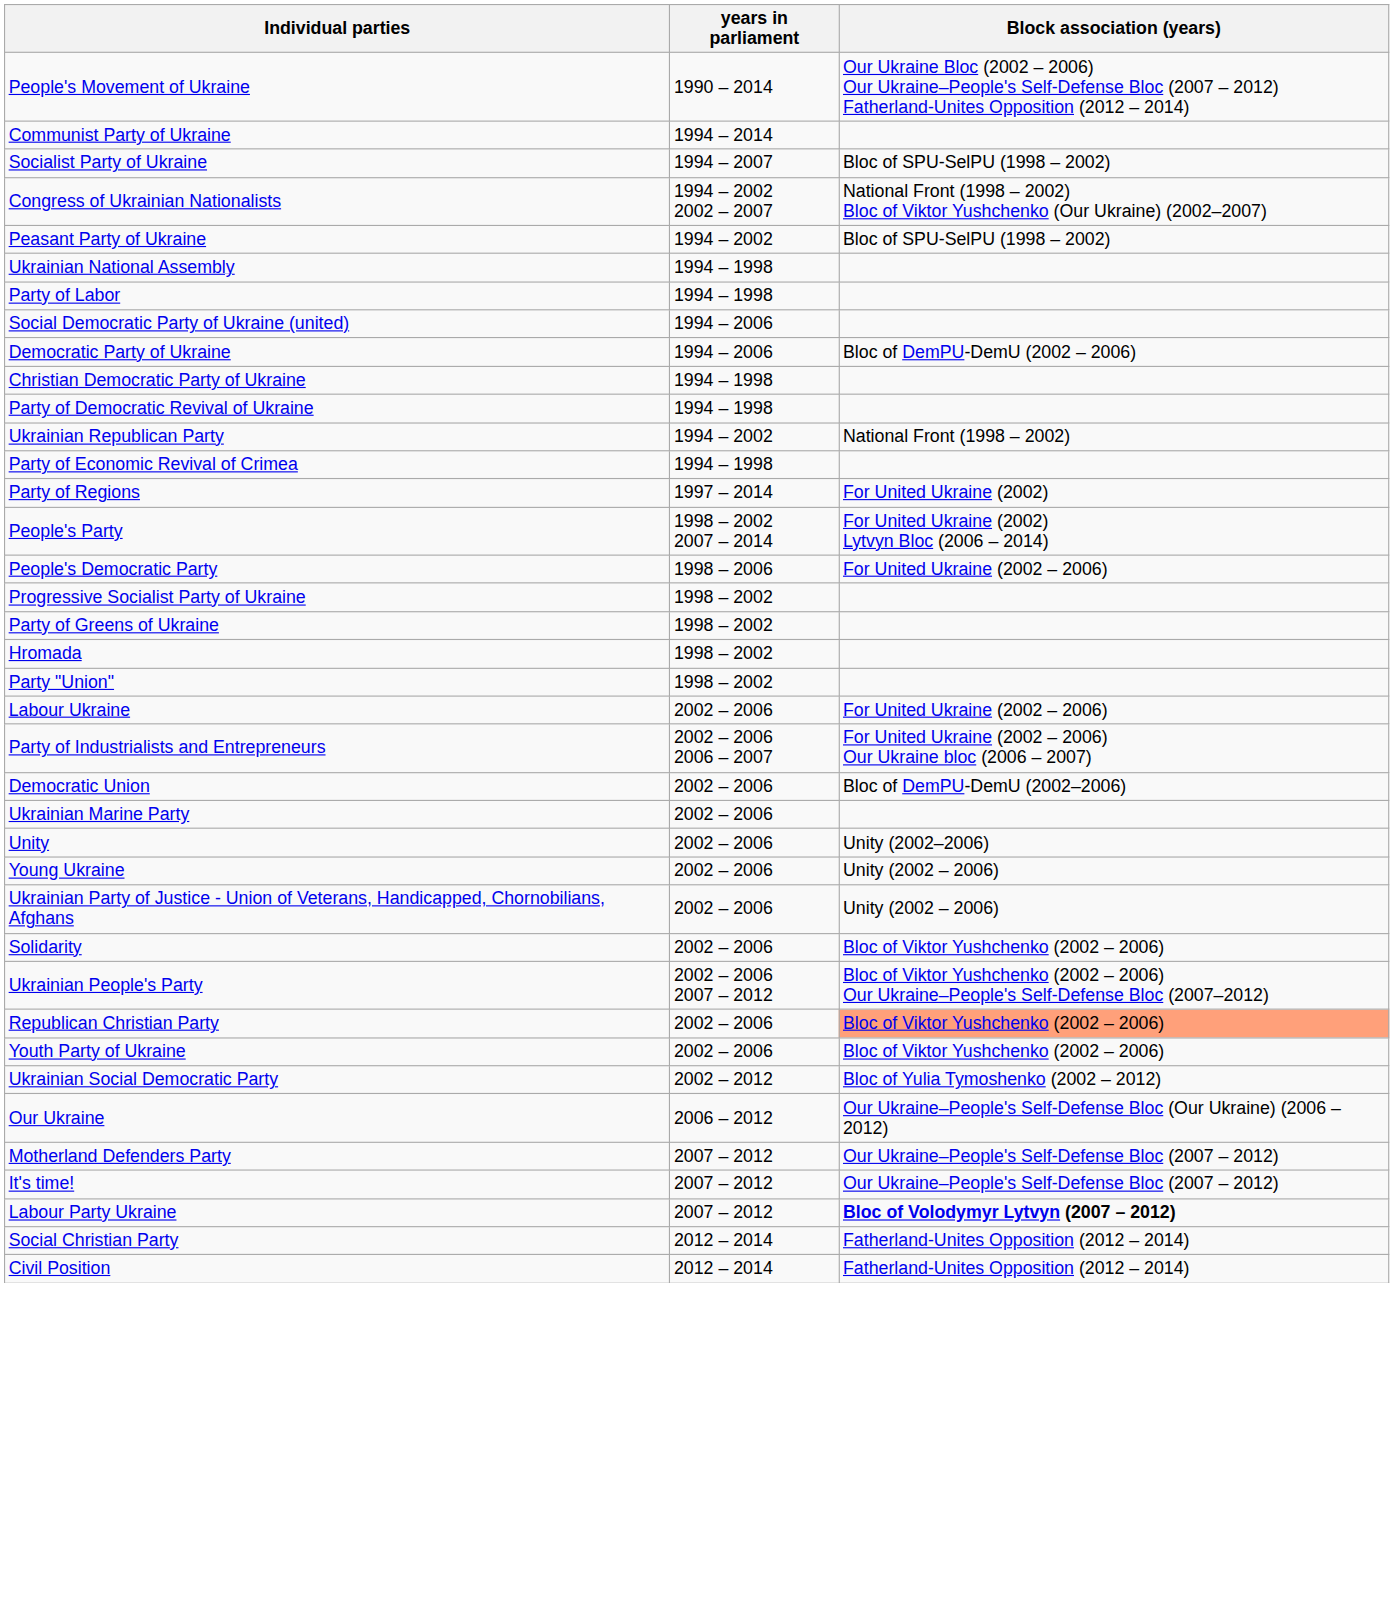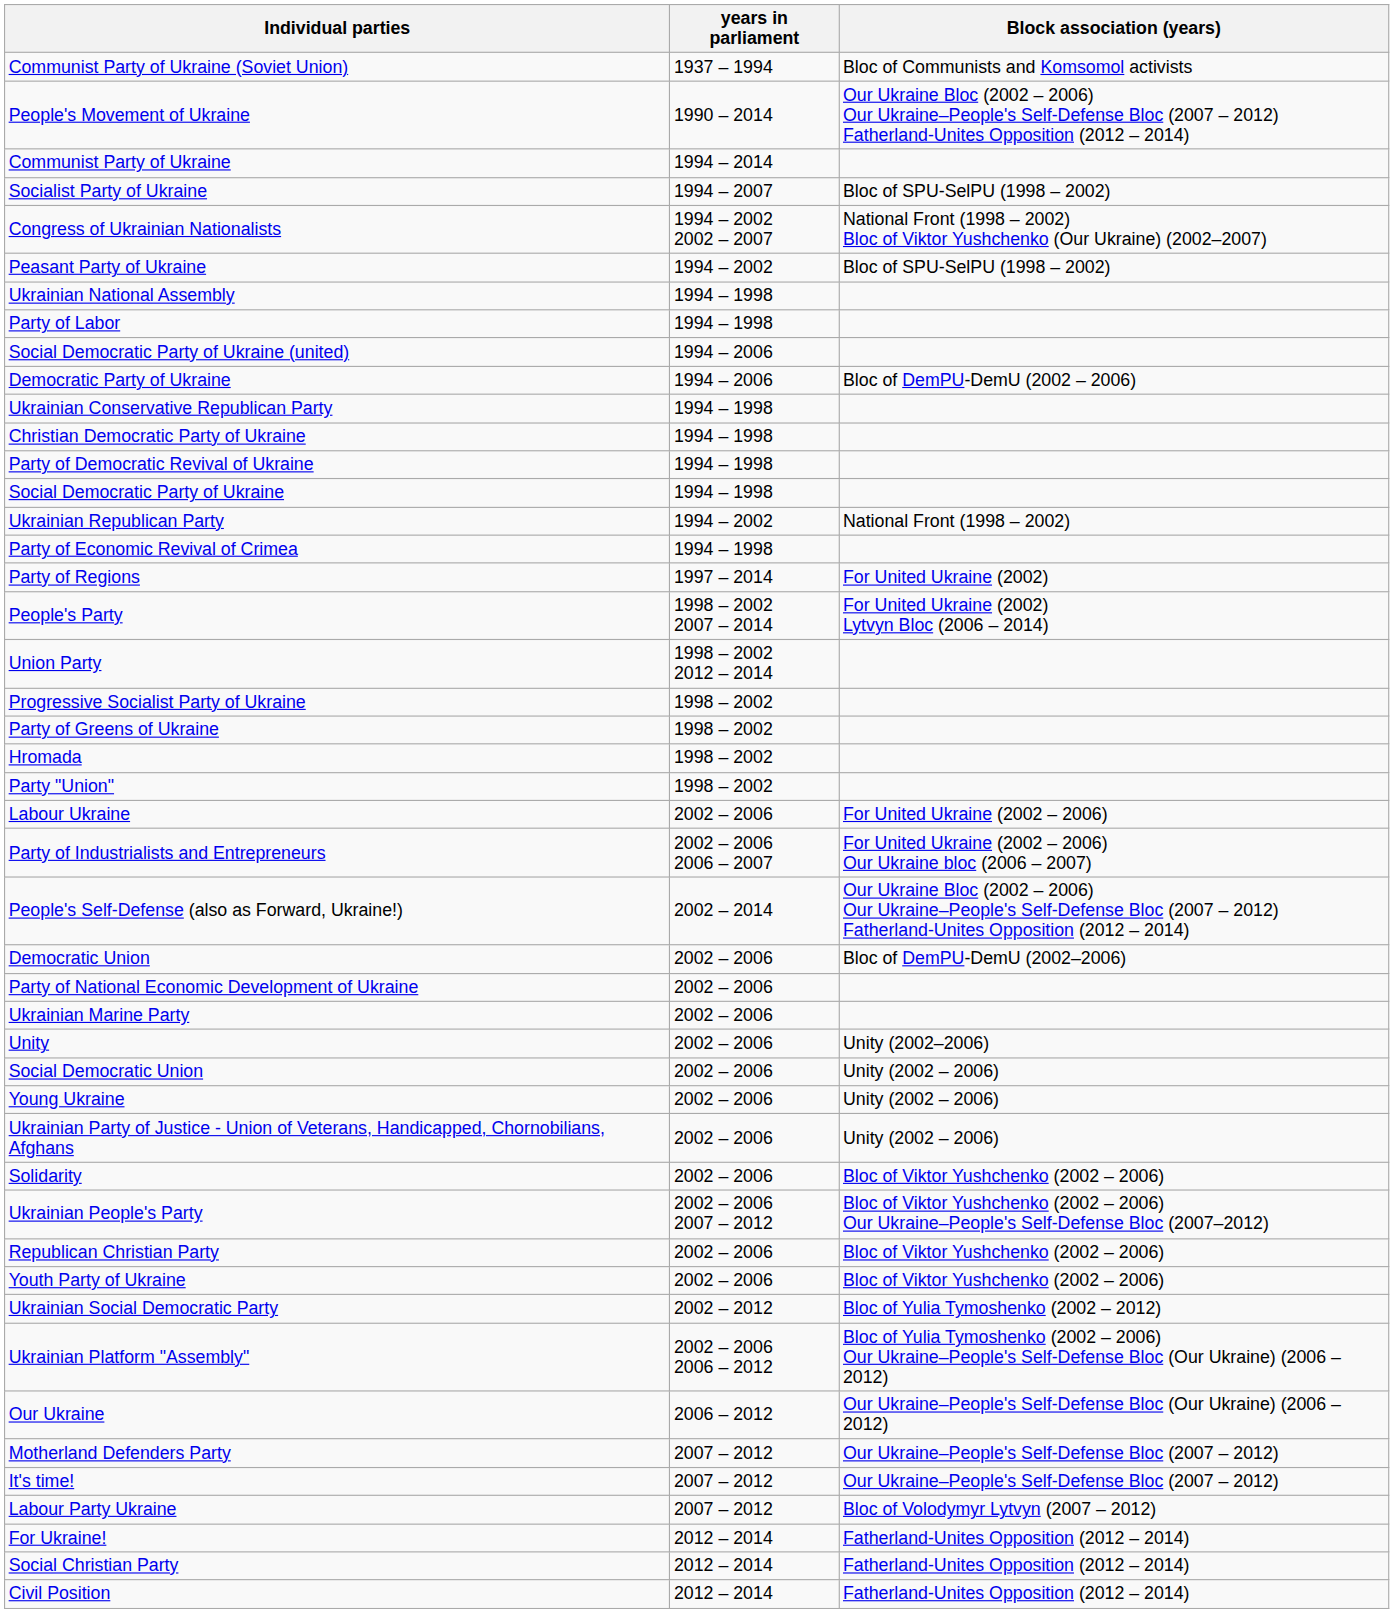+ row: (178, 66)
+ row: (171, 408)
+ row: (146, 492)
+ row: (55, 663)
- row: (113, 569)
+ row: (206, 910)
+ row: (213, 987)
+ row: (106, 1071)
(1004, 1023) lightsalmon background -> (1004, 1252) no background
+ row: (129, 1356)
(1009, 1212) bold -> (1000, 1509) normal
+ row: (58, 1537)
